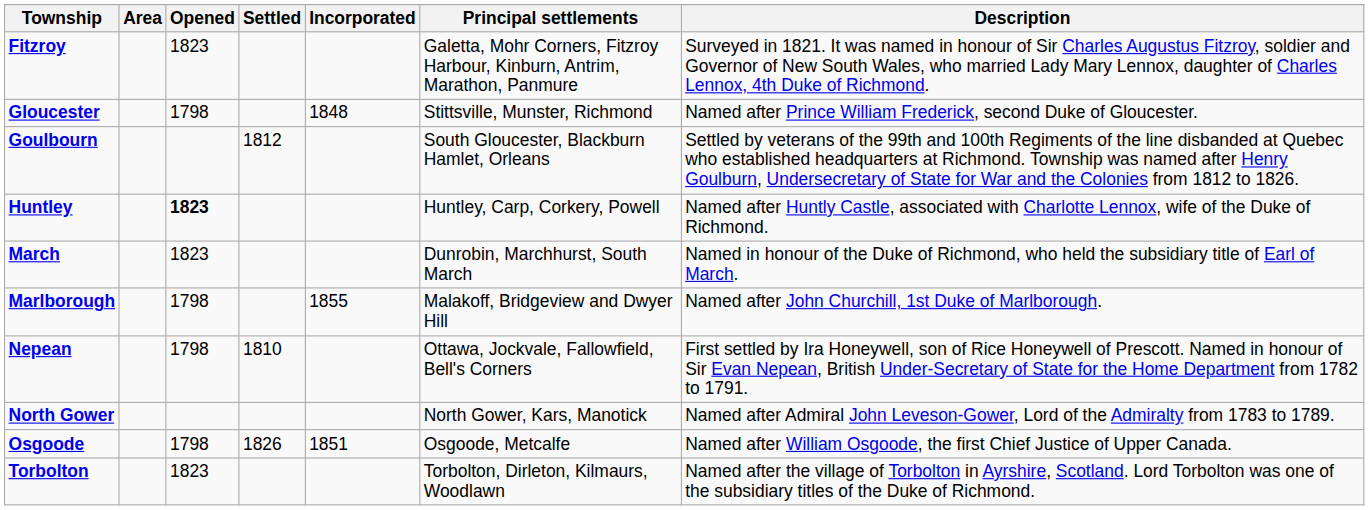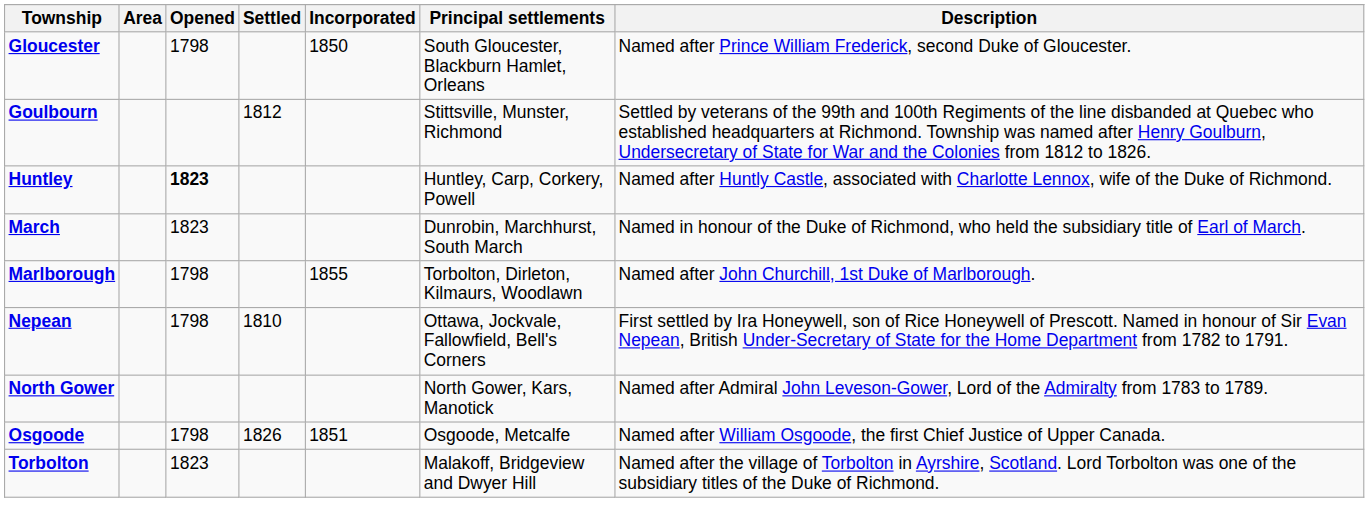- row: (37, 45)
(329, 112) 1848 -> (329, 45) 1850
(538, 112) Stittsville, Munster, Richmond -> (495, 65) South Gloucester, Blackburn Hamlet, Orleans
(534, 150) South Gloucester, Blackburn Hamlet, Orleans -> (496, 122) Stittsville, Munster, Richmond
(548, 311) Malakoff, Bridgeview and Dwyer Hill -> (503, 284) Torbolton, Dirleton, Kilmaurs, Woodlawn
(536, 481) Torbolton, Dirleton, Kilmaurs, Woodlawn -> (504, 473) Malakoff, Bridgeview and Dwyer Hill
